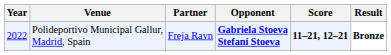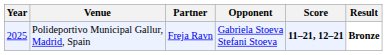(17, 36) 2022 -> (17, 36) 2025
(253, 36) bold -> (250, 36) normal
